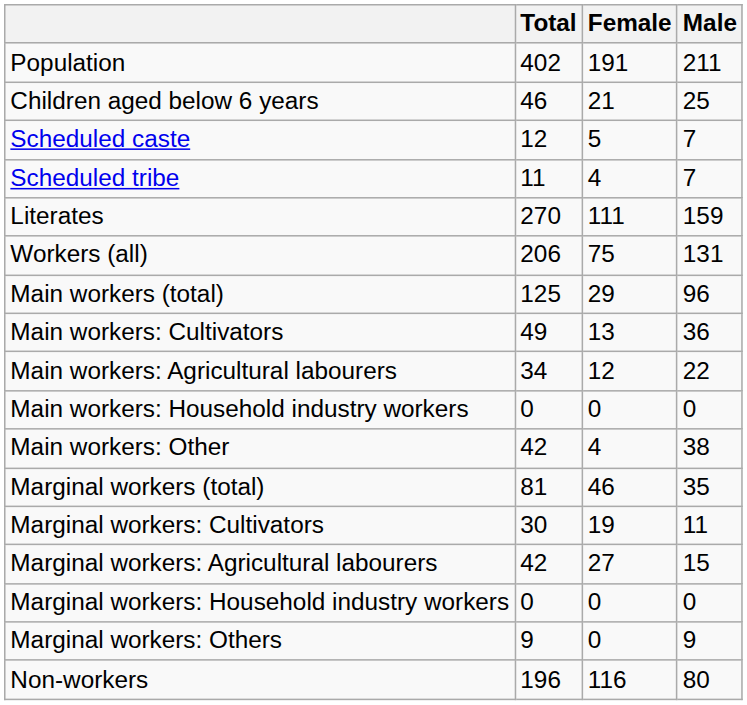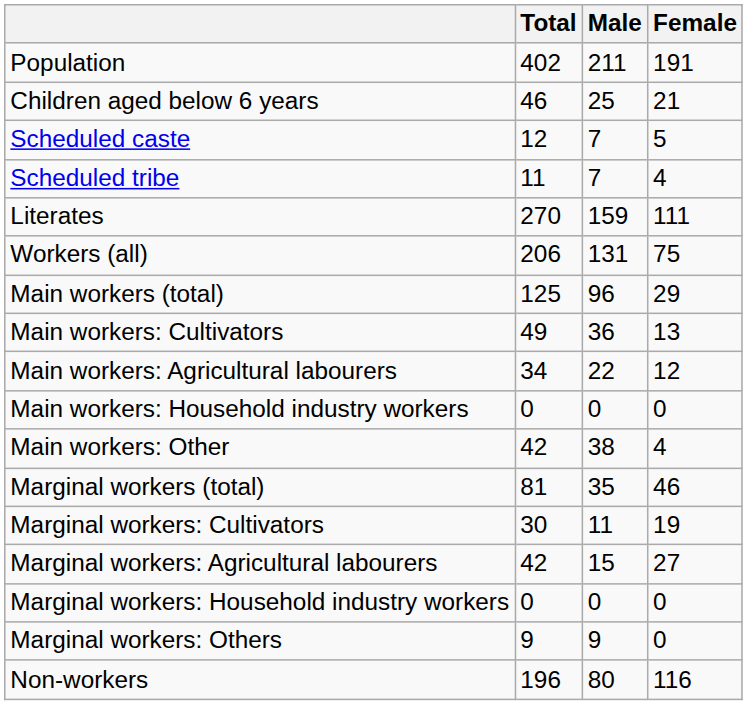columns swapped: (710, 23) <-> (630, 23)
